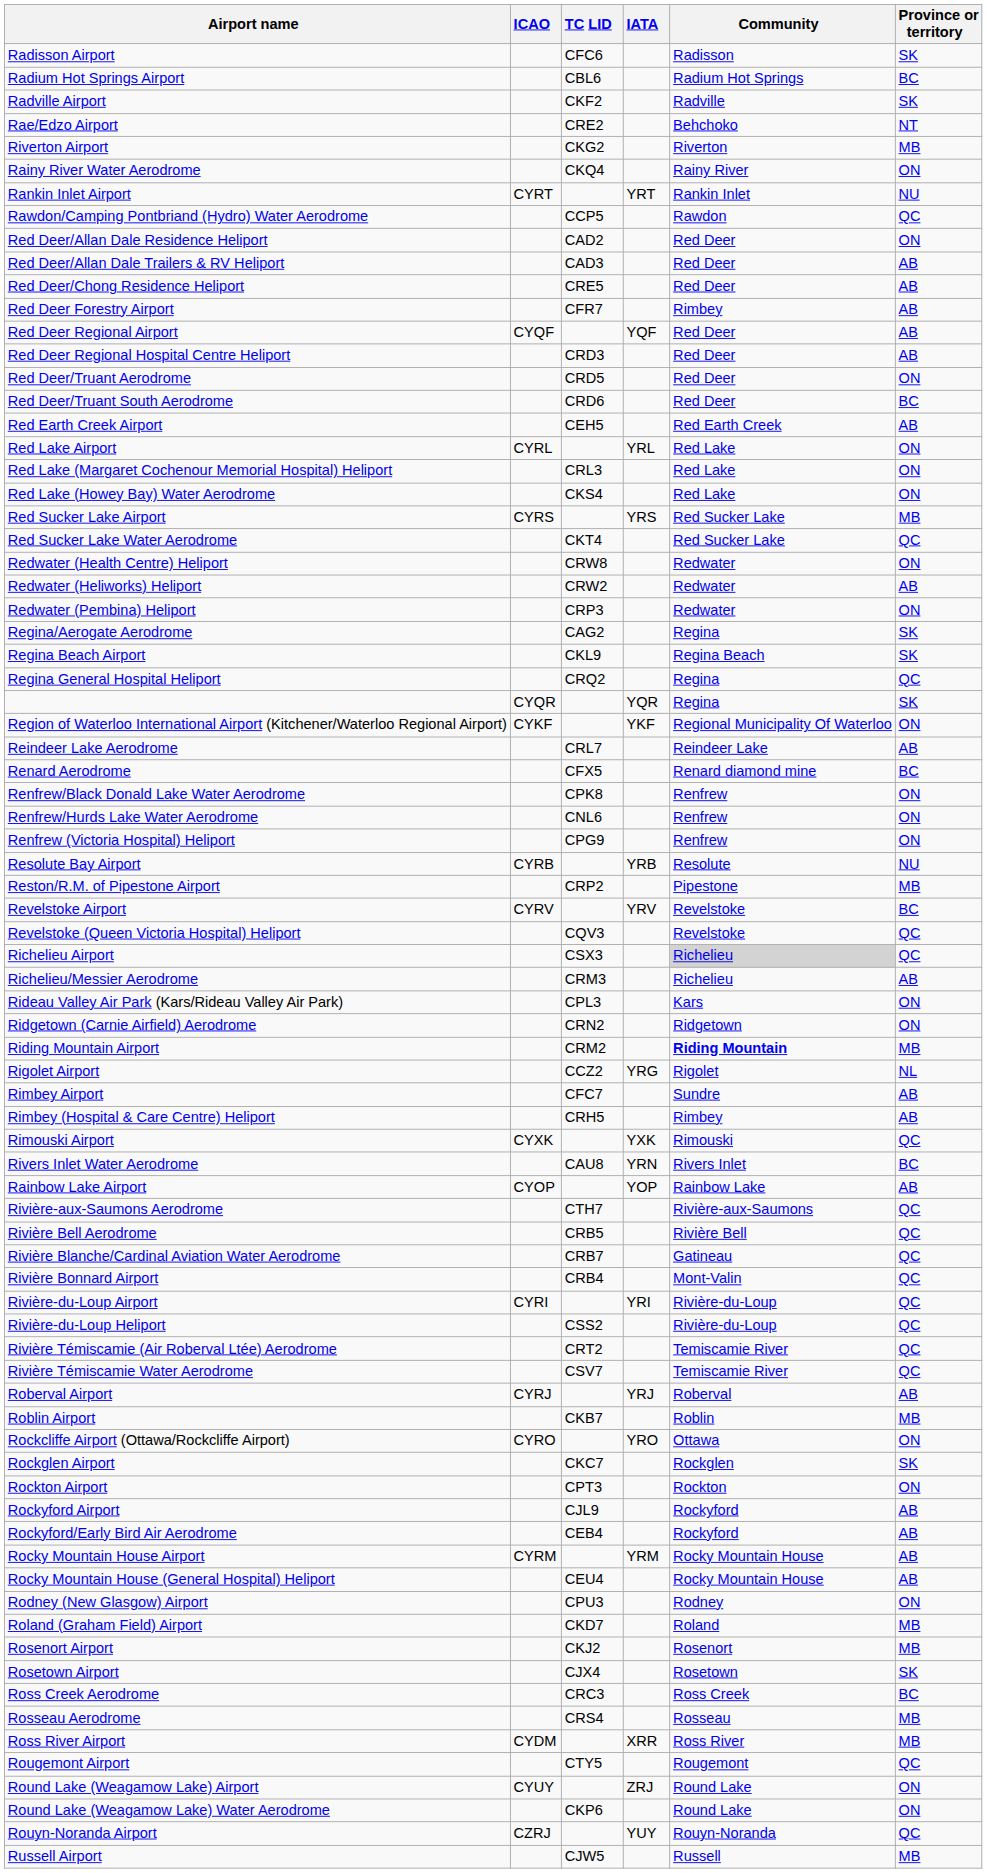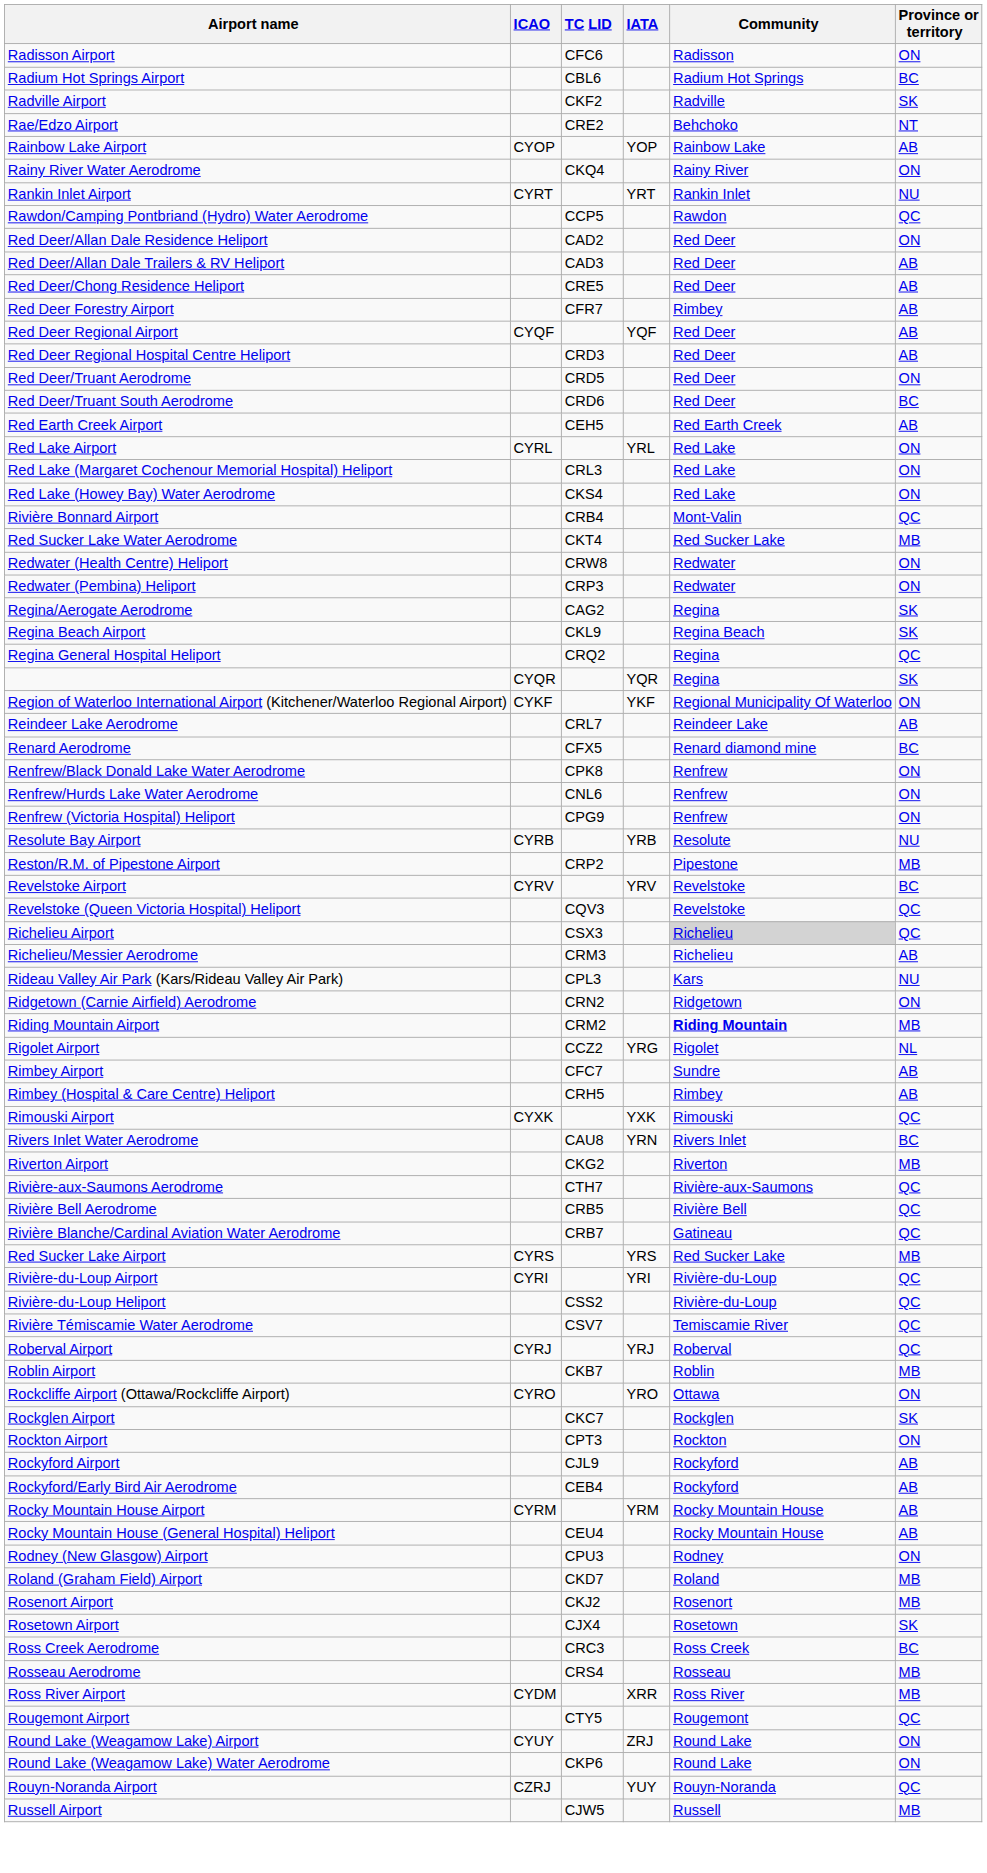(908, 55) SK -> (910, 55) ON
rows swapped: (77, 1186) <-> (58, 147)
rows swapped: (87, 517) <-> (83, 1279)
(910, 540) QC -> (910, 540) MB
- row: (104, 586)
(910, 1002) ON -> (909, 979) NU
- row: (172, 1348)
(908, 1394) AB -> (910, 1348) QC
